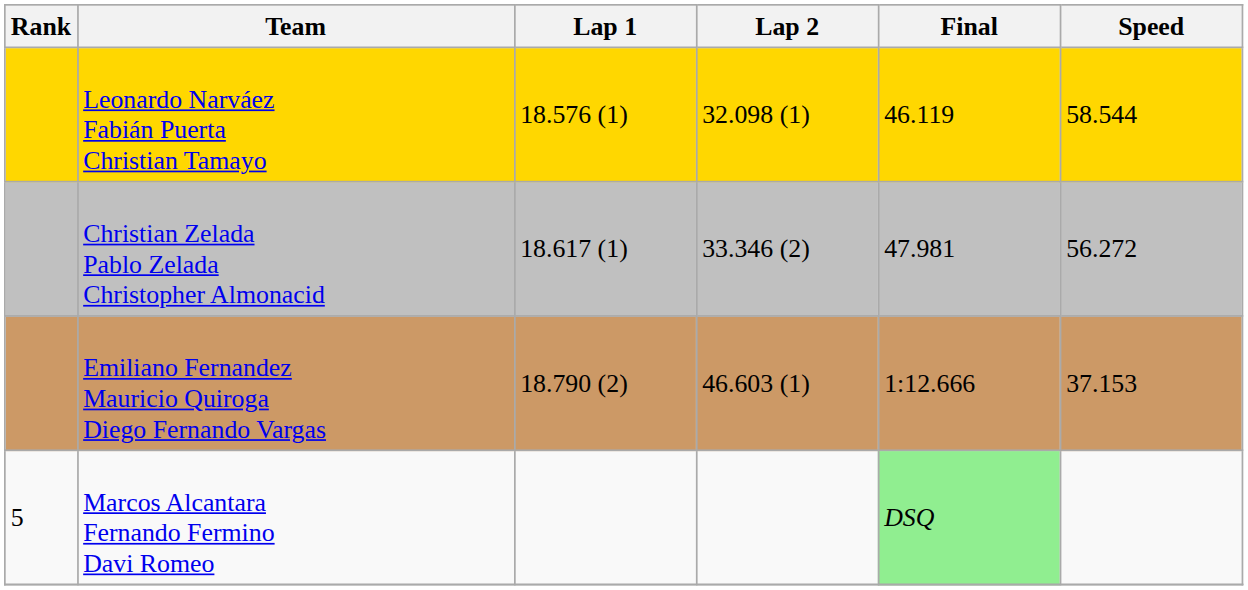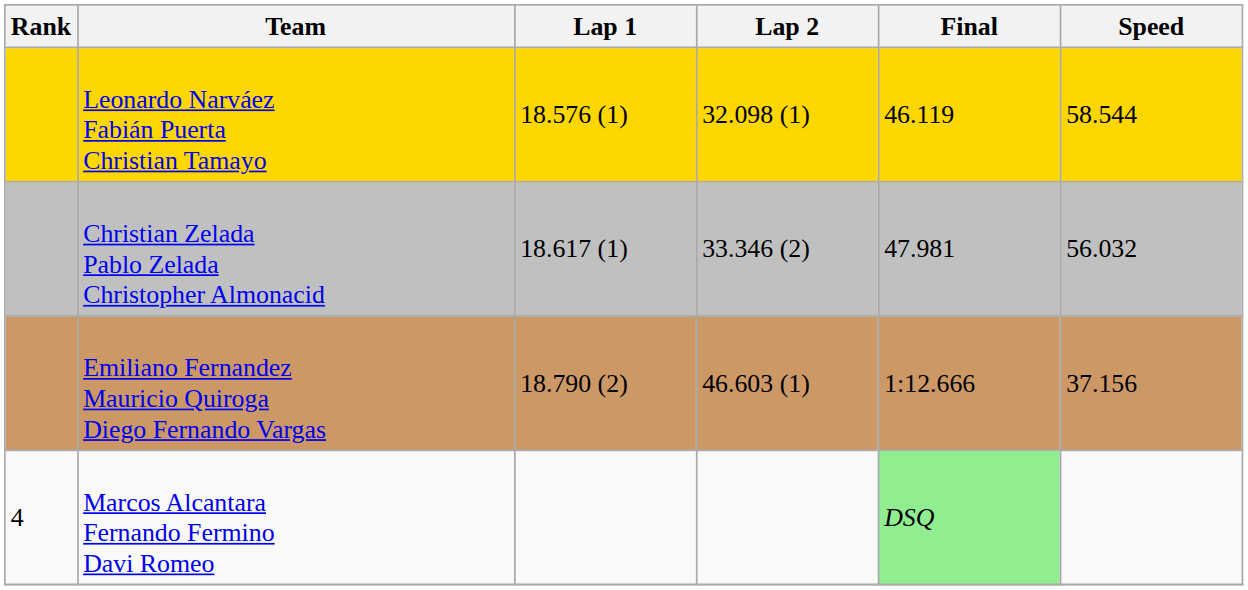(1102, 248) 56.272 -> (1102, 248) 56.032
(1102, 383) 37.153 -> (1102, 383) 37.156
(17, 517) 5 -> (17, 517) 4
